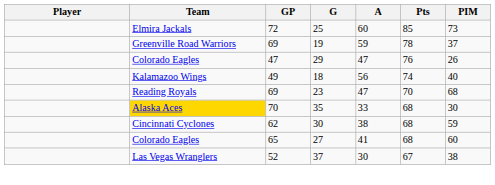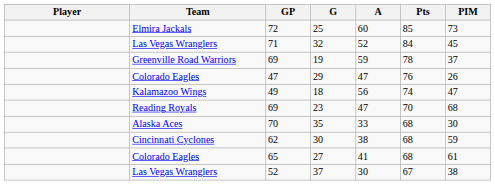+ row: (318, 44)
(453, 76) 40 -> (453, 92) 47
(157, 108) gold background -> (157, 124) no background
(453, 140) 60 -> (453, 156) 61
